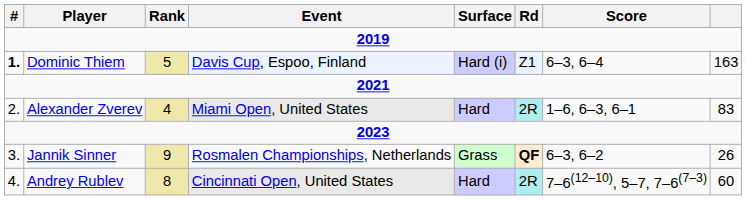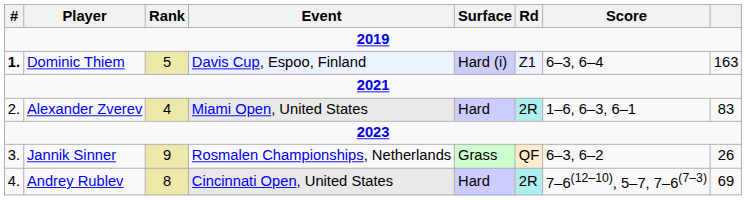(529, 156) bold -> (529, 156) normal
(726, 181) 60 -> (726, 181) 69
